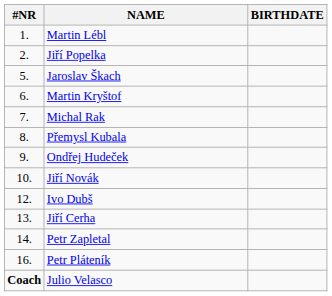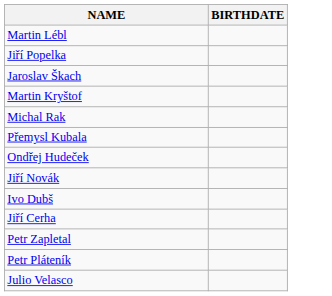- column: (24, 15)
